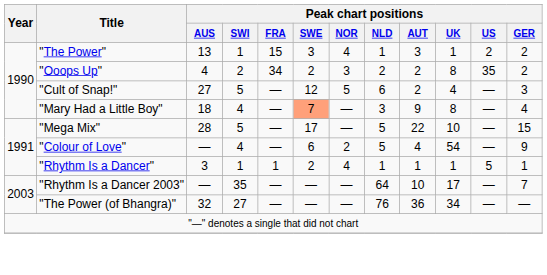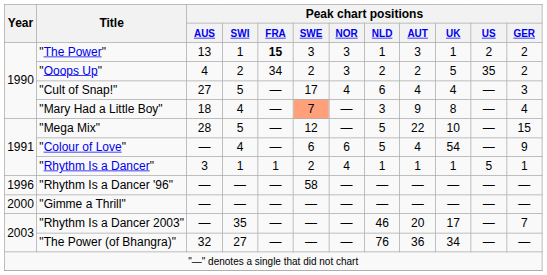(276, 52) normal -> (276, 52) bold
(347, 52) 4 -> (347, 52) 3
(453, 71) 8 -> (453, 71) 5
(311, 90) 12 -> (311, 90) 17
(347, 90) 5 -> (347, 90) 4
(418, 90) 2 -> (418, 90) 4
(311, 128) 17 -> (311, 128) 12
(347, 147) 2 -> (347, 147) 6
+ row: (106, 185)
+ row: (83, 204)
(382, 185) 64 -> (382, 223) 46
(418, 185) 10 -> (418, 223) 20
